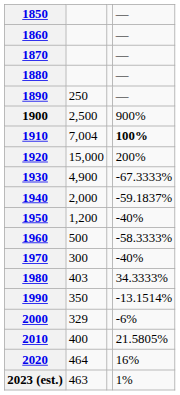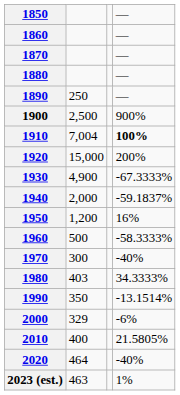(130, 217) -40% -> (127, 217) 16%
(127, 359) 16% -> (130, 359) -40%
